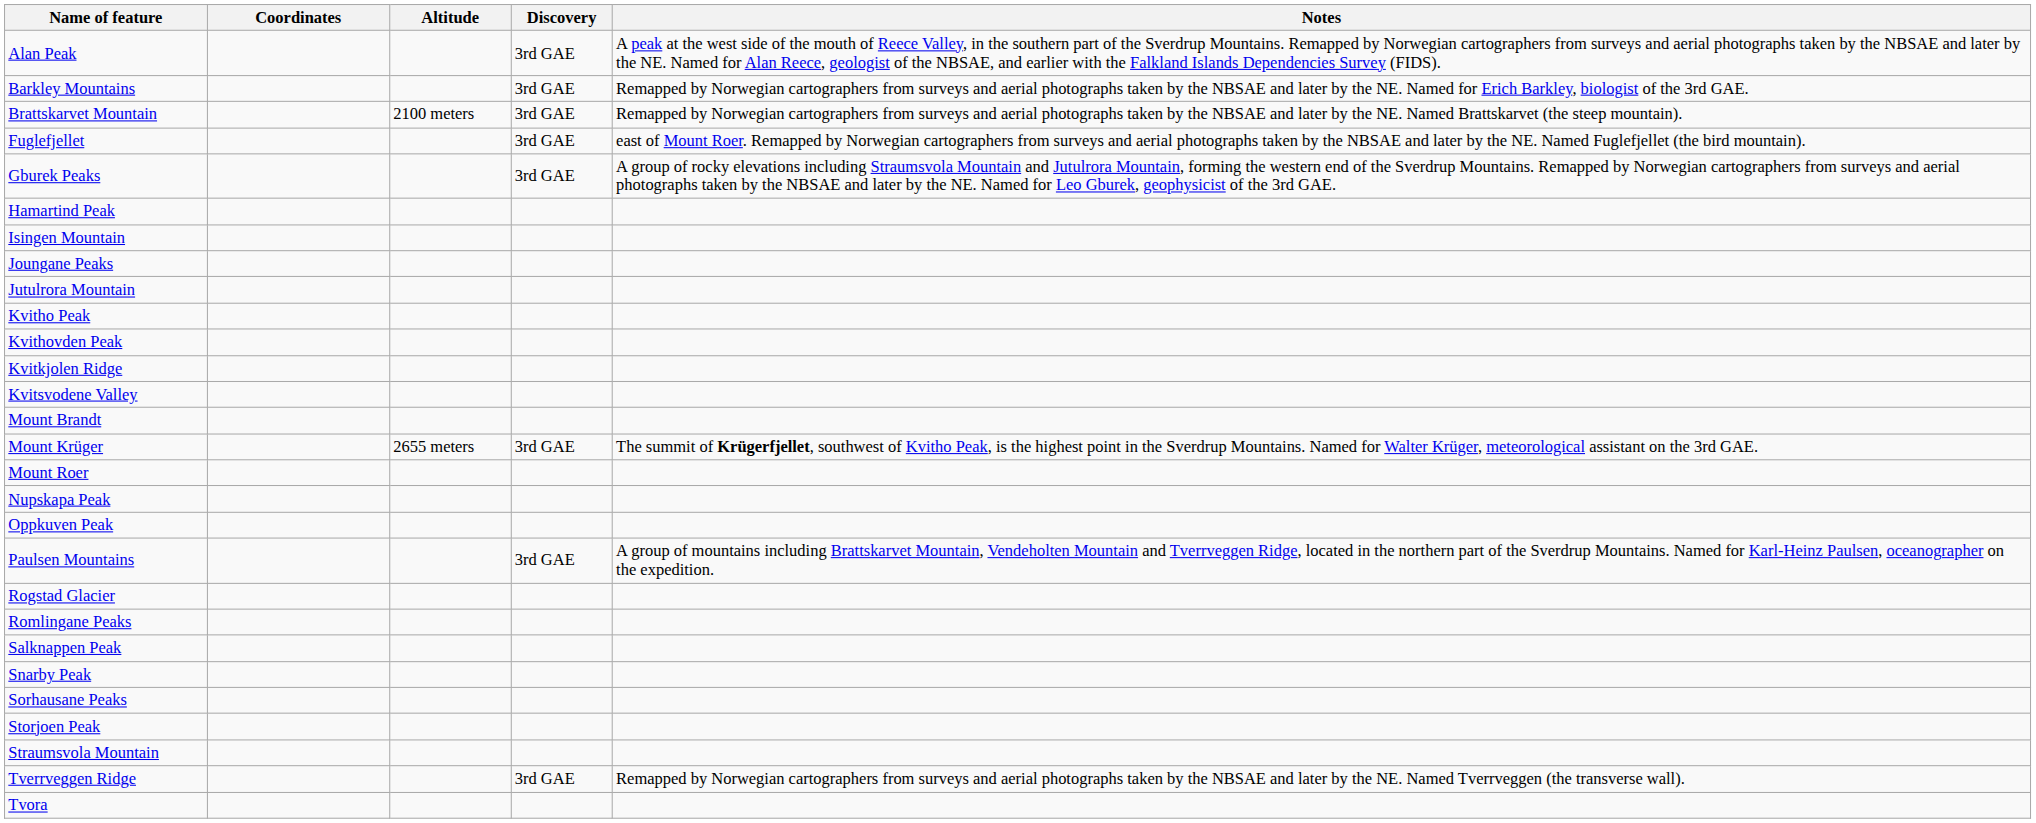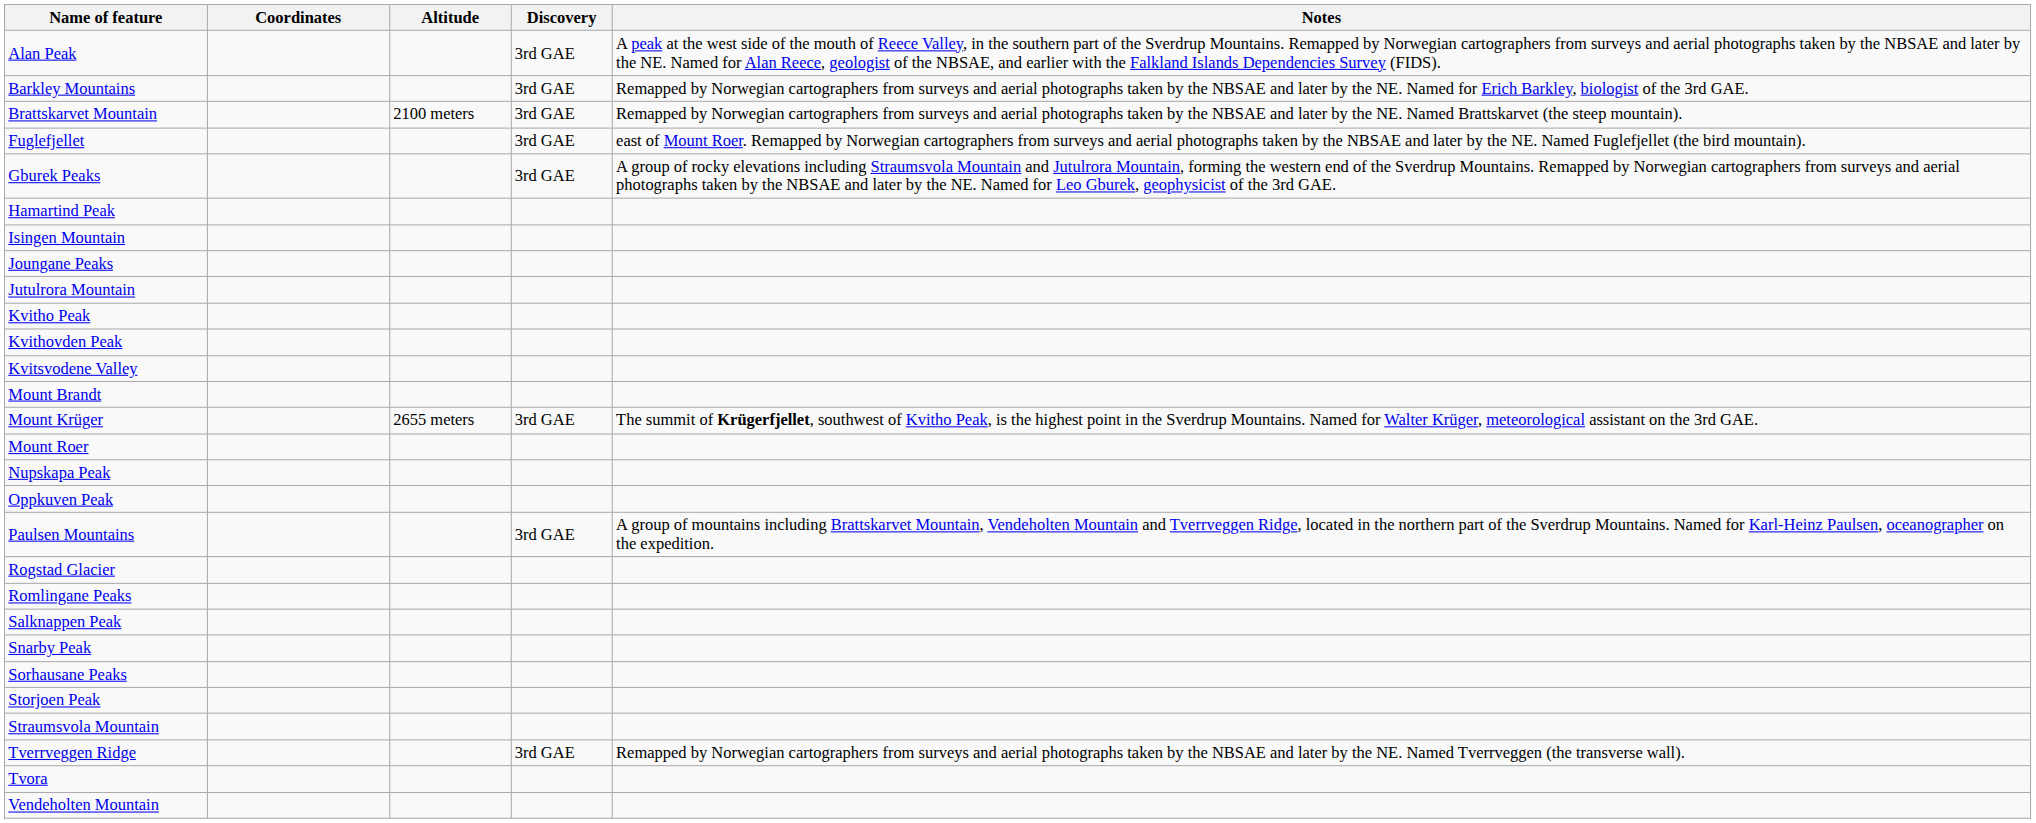- row: (65, 368)
+ row: (84, 805)
